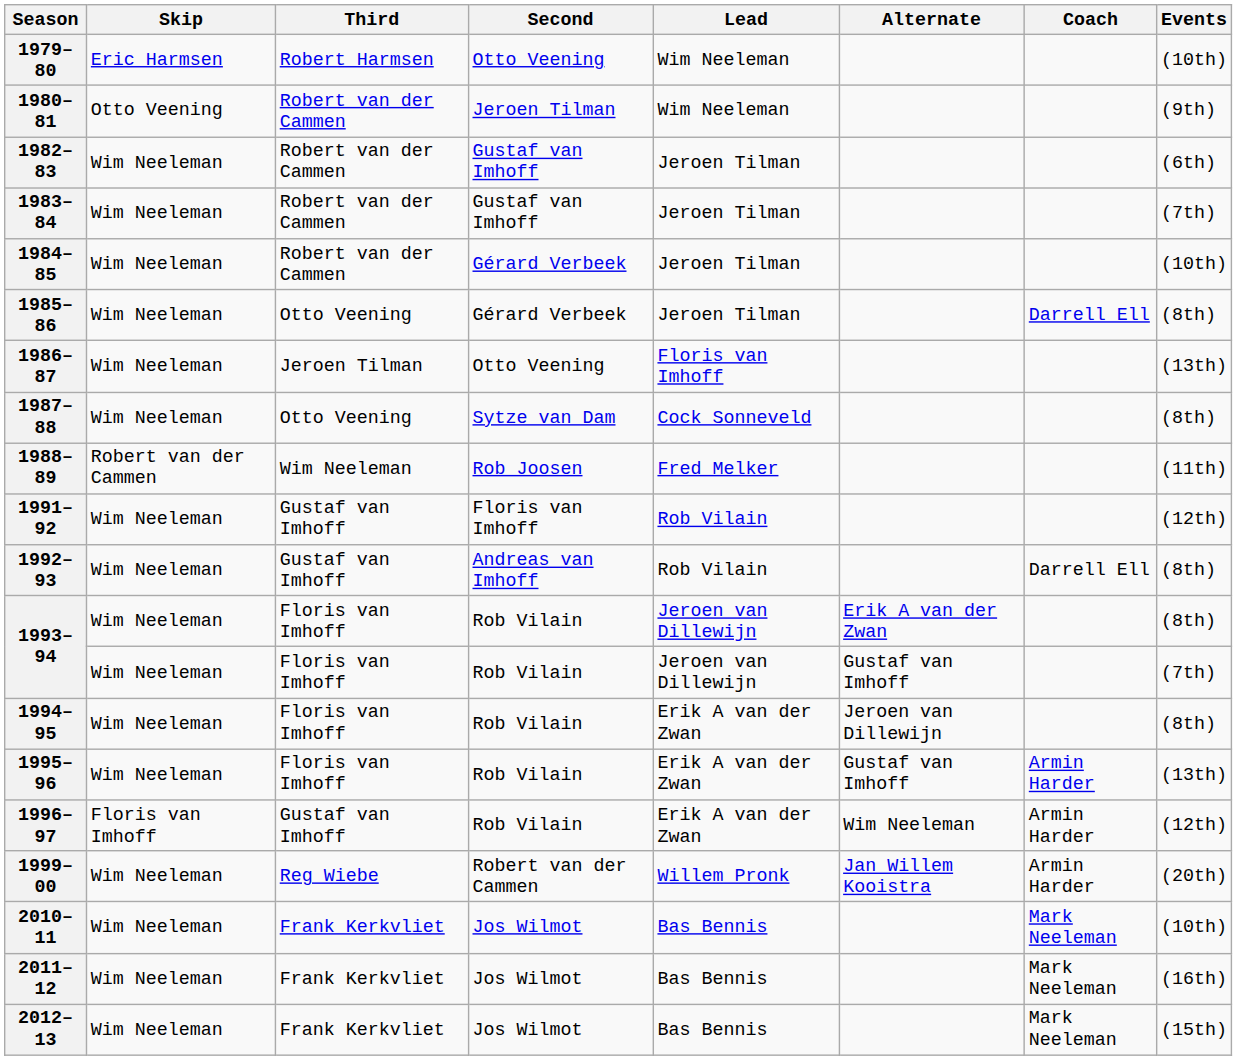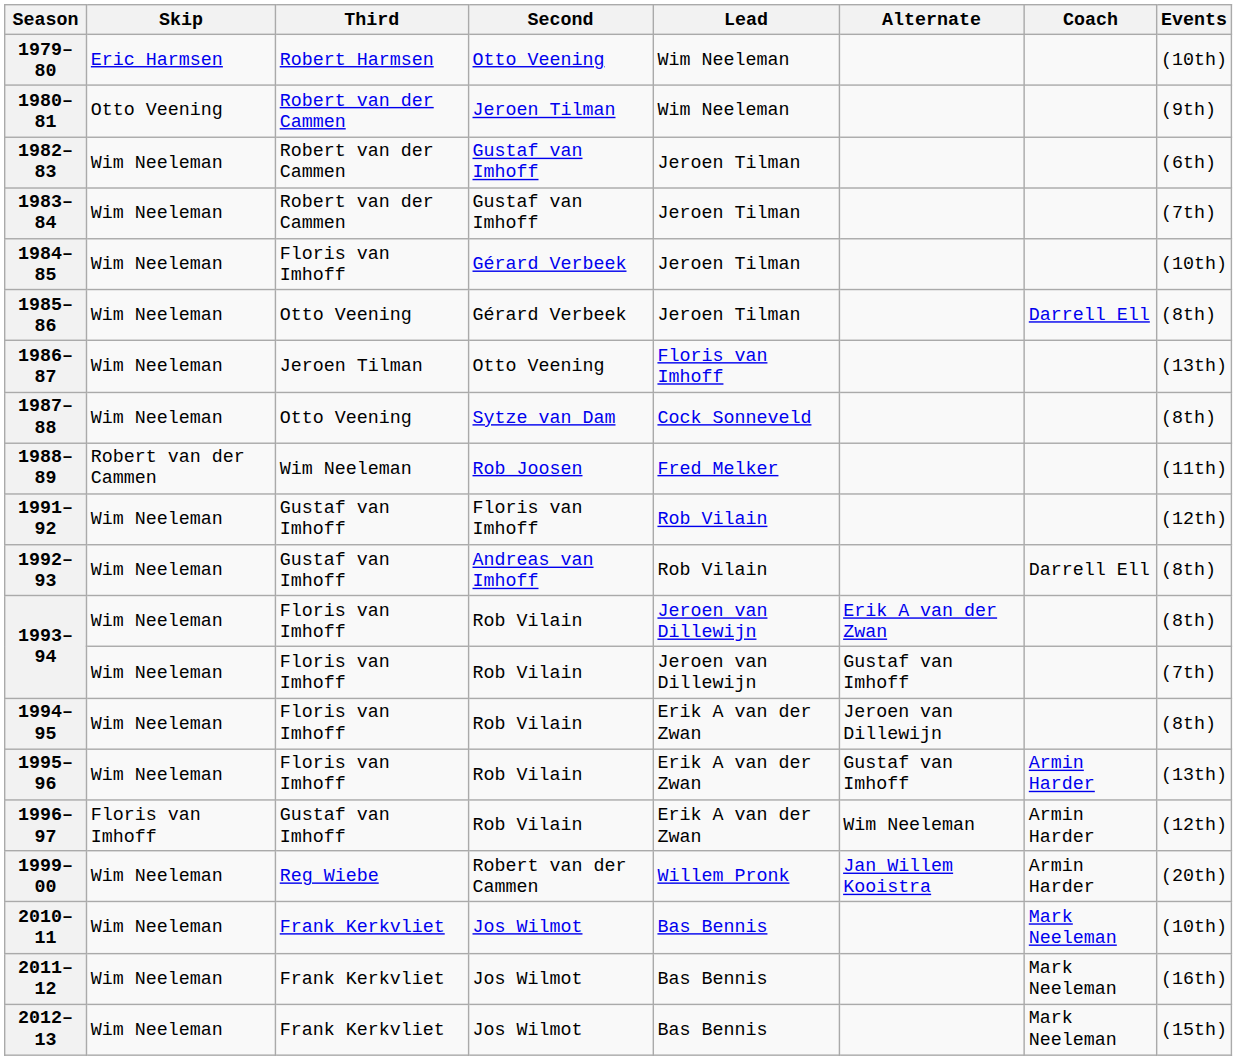(357, 264) Robert van der Cammen -> (335, 264) Floris van Imhoff
